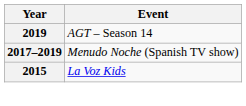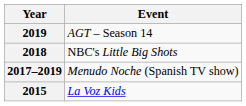+ row: (35, 52)
